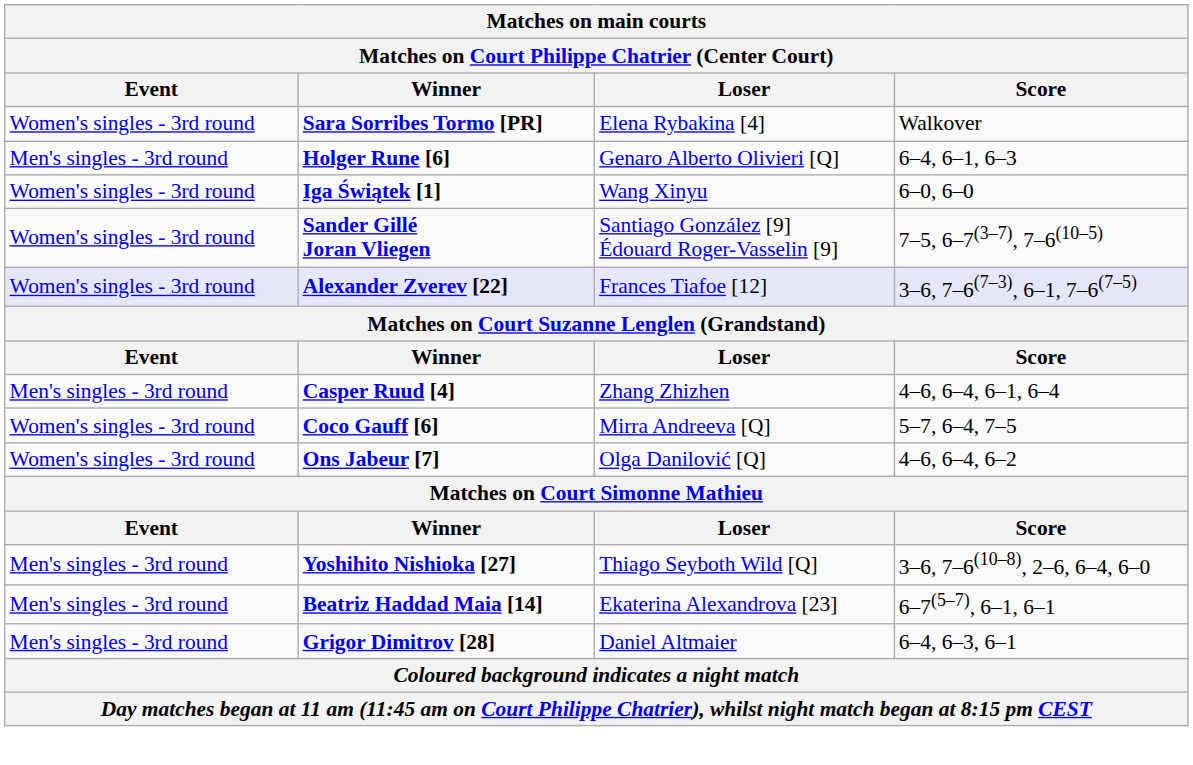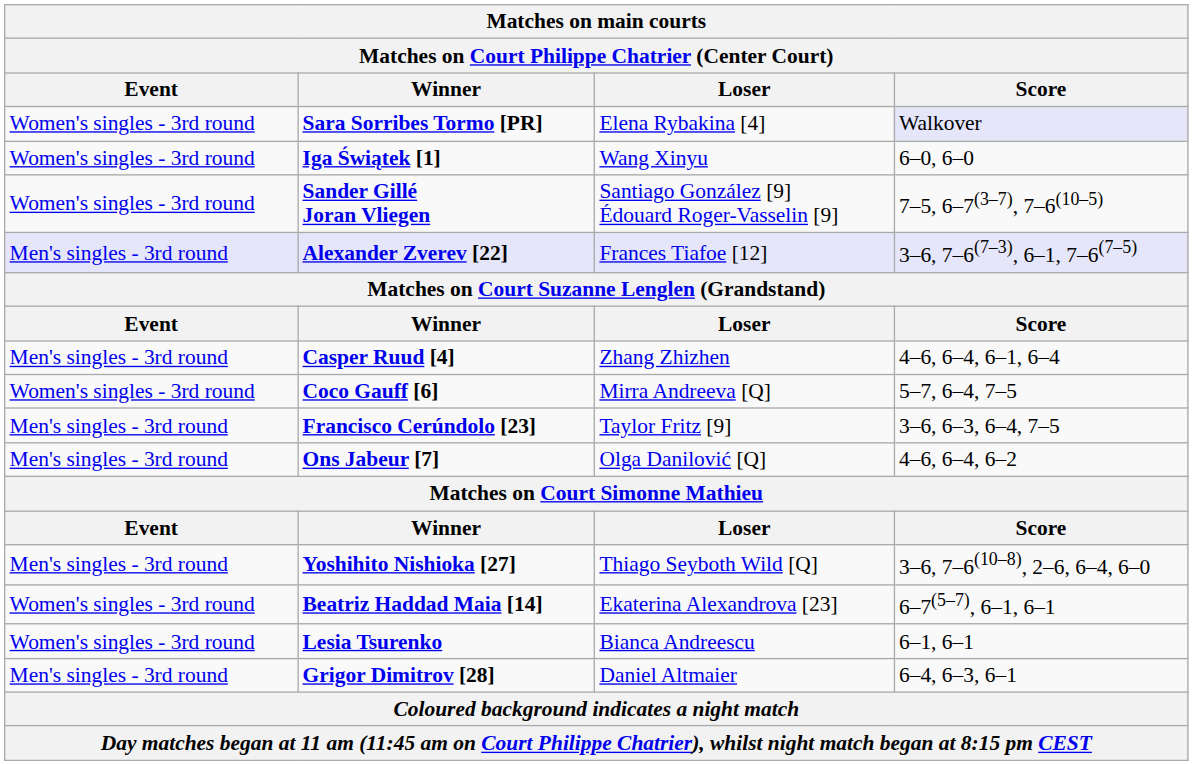(940, 123) no background -> (940, 123) lavender background
- row: (376, 157)
(132, 286) Women's singles - 3rd round -> (119, 252) Men's singles - 3rd round
+ row: (419, 425)
(132, 459) Women's singles - 3rd round -> (119, 459) Men's singles - 3rd round
(119, 604) Men's singles - 3rd round -> (132, 604) Women's singles - 3rd round
+ row: (372, 641)
